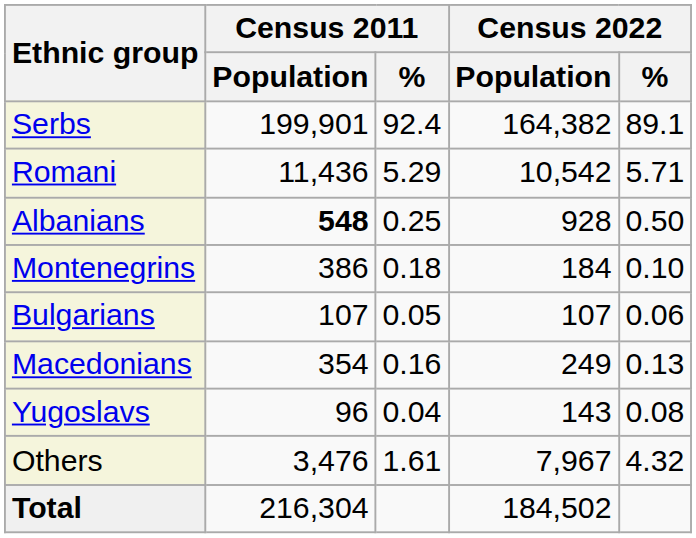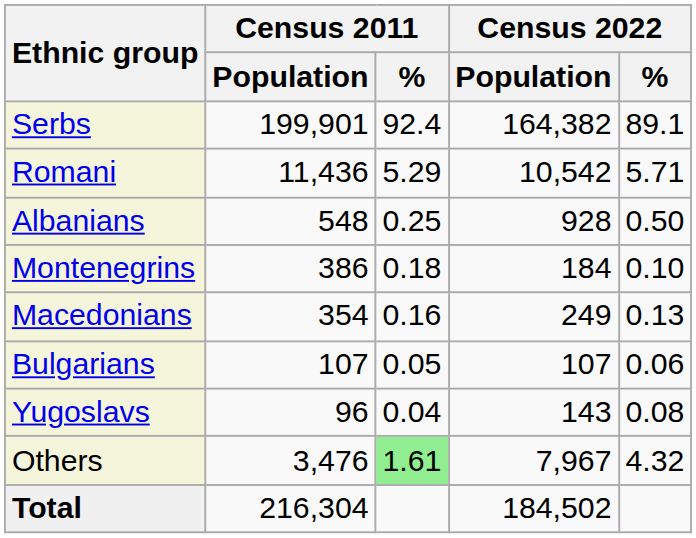(343, 220) bold -> (343, 220) normal
rows swapped: (102, 364) <-> (83, 316)
(412, 460) no background -> (412, 460) lightgreen background
